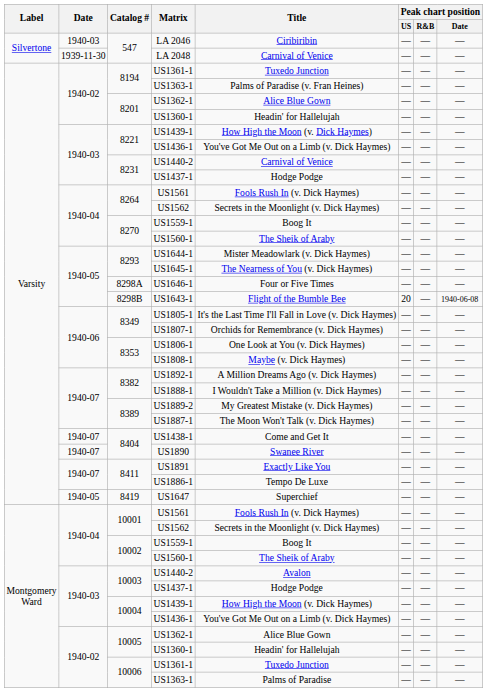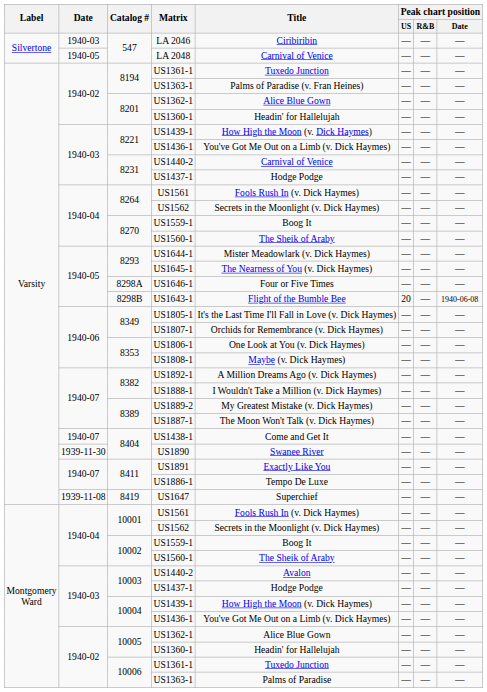(83, 55) 1939-11-30 -> (83, 55) 1940-05
(83, 451) 1940-07 -> (83, 451) 1939-11-30
(83, 497) 1940-05 -> (83, 497) 1939-11-08
